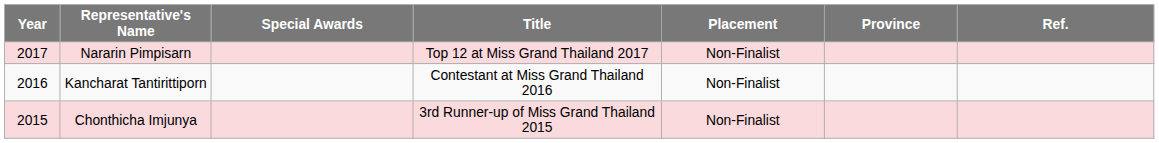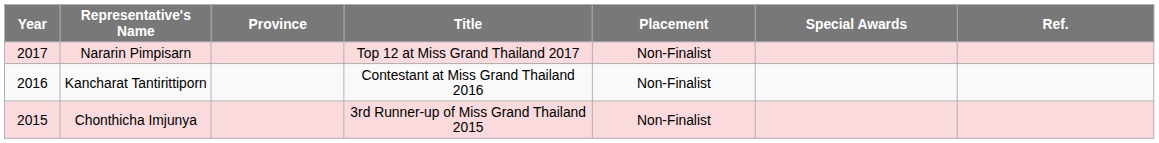columns swapped: (891, 23) <-> (312, 23)
